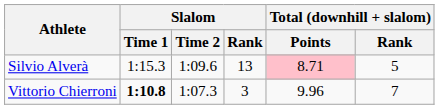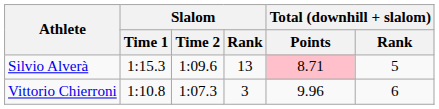(146, 92) bold -> (146, 92) normal
(395, 92) 7 -> (395, 92) 6
